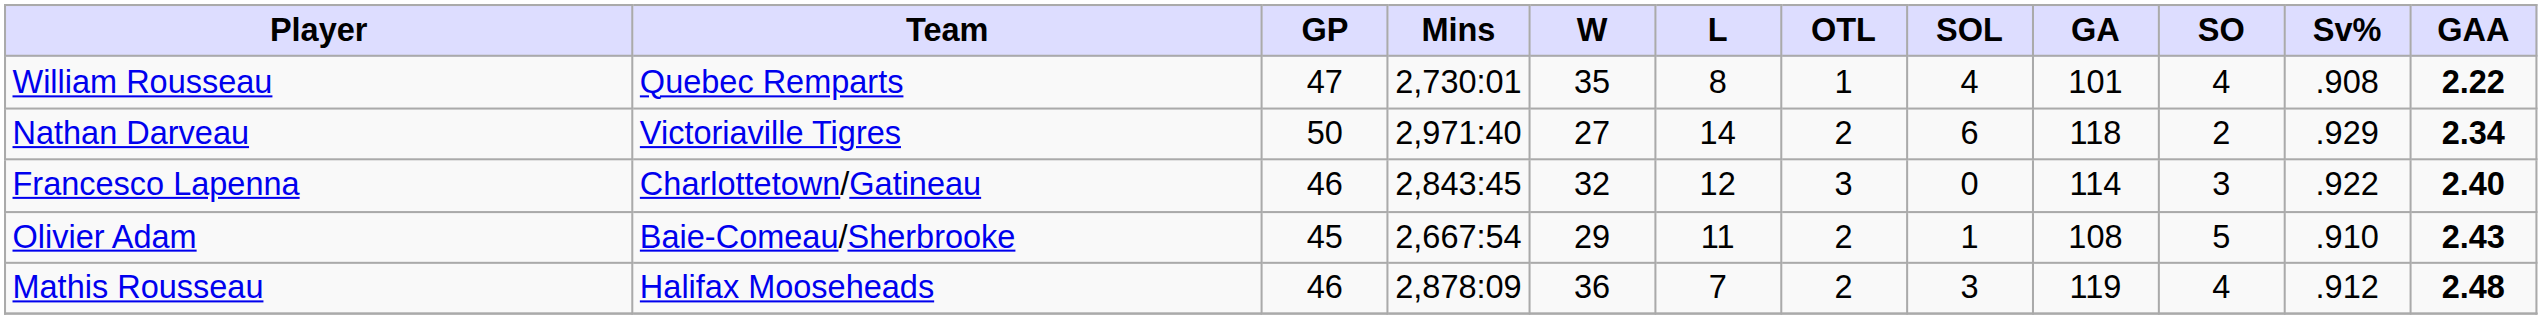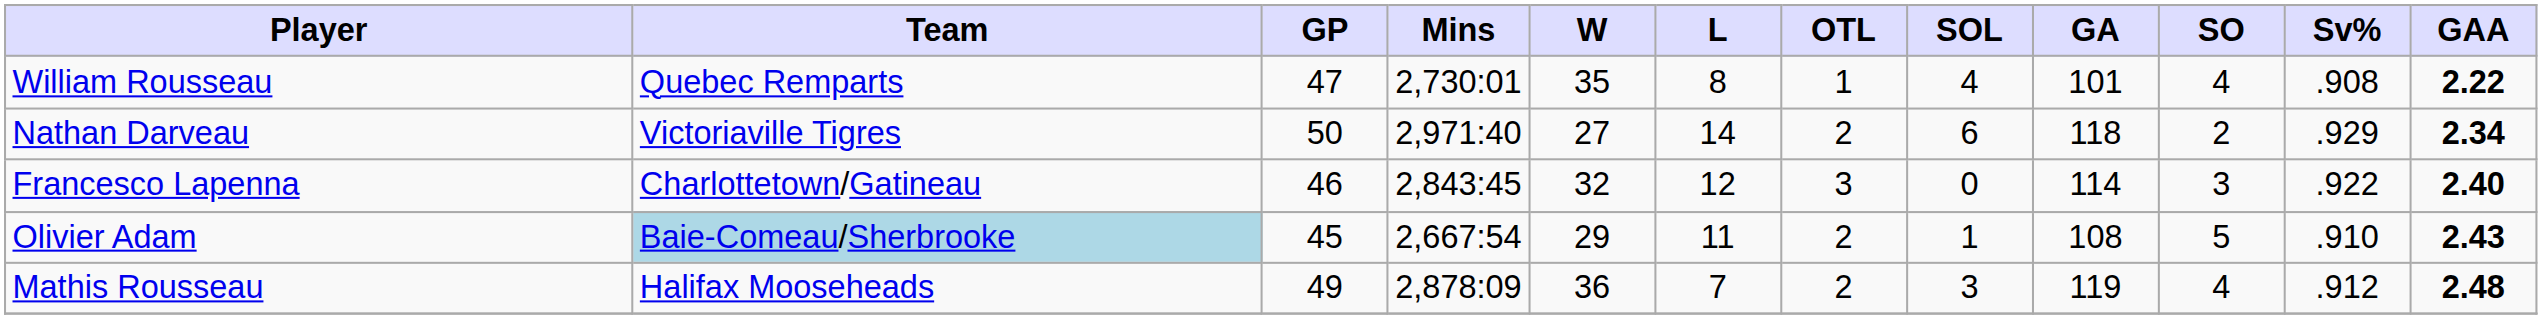(828, 236) no background -> (828, 236) lightblue background
(1325, 287) 46 -> (1325, 287) 49
